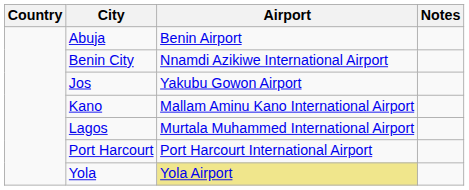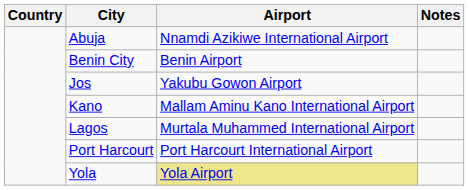(201, 38) Benin Airport -> (274, 38) Nnamdi Azikiwe International Airport
(274, 60) Nnamdi Azikiwe International Airport -> (201, 60) Benin Airport
